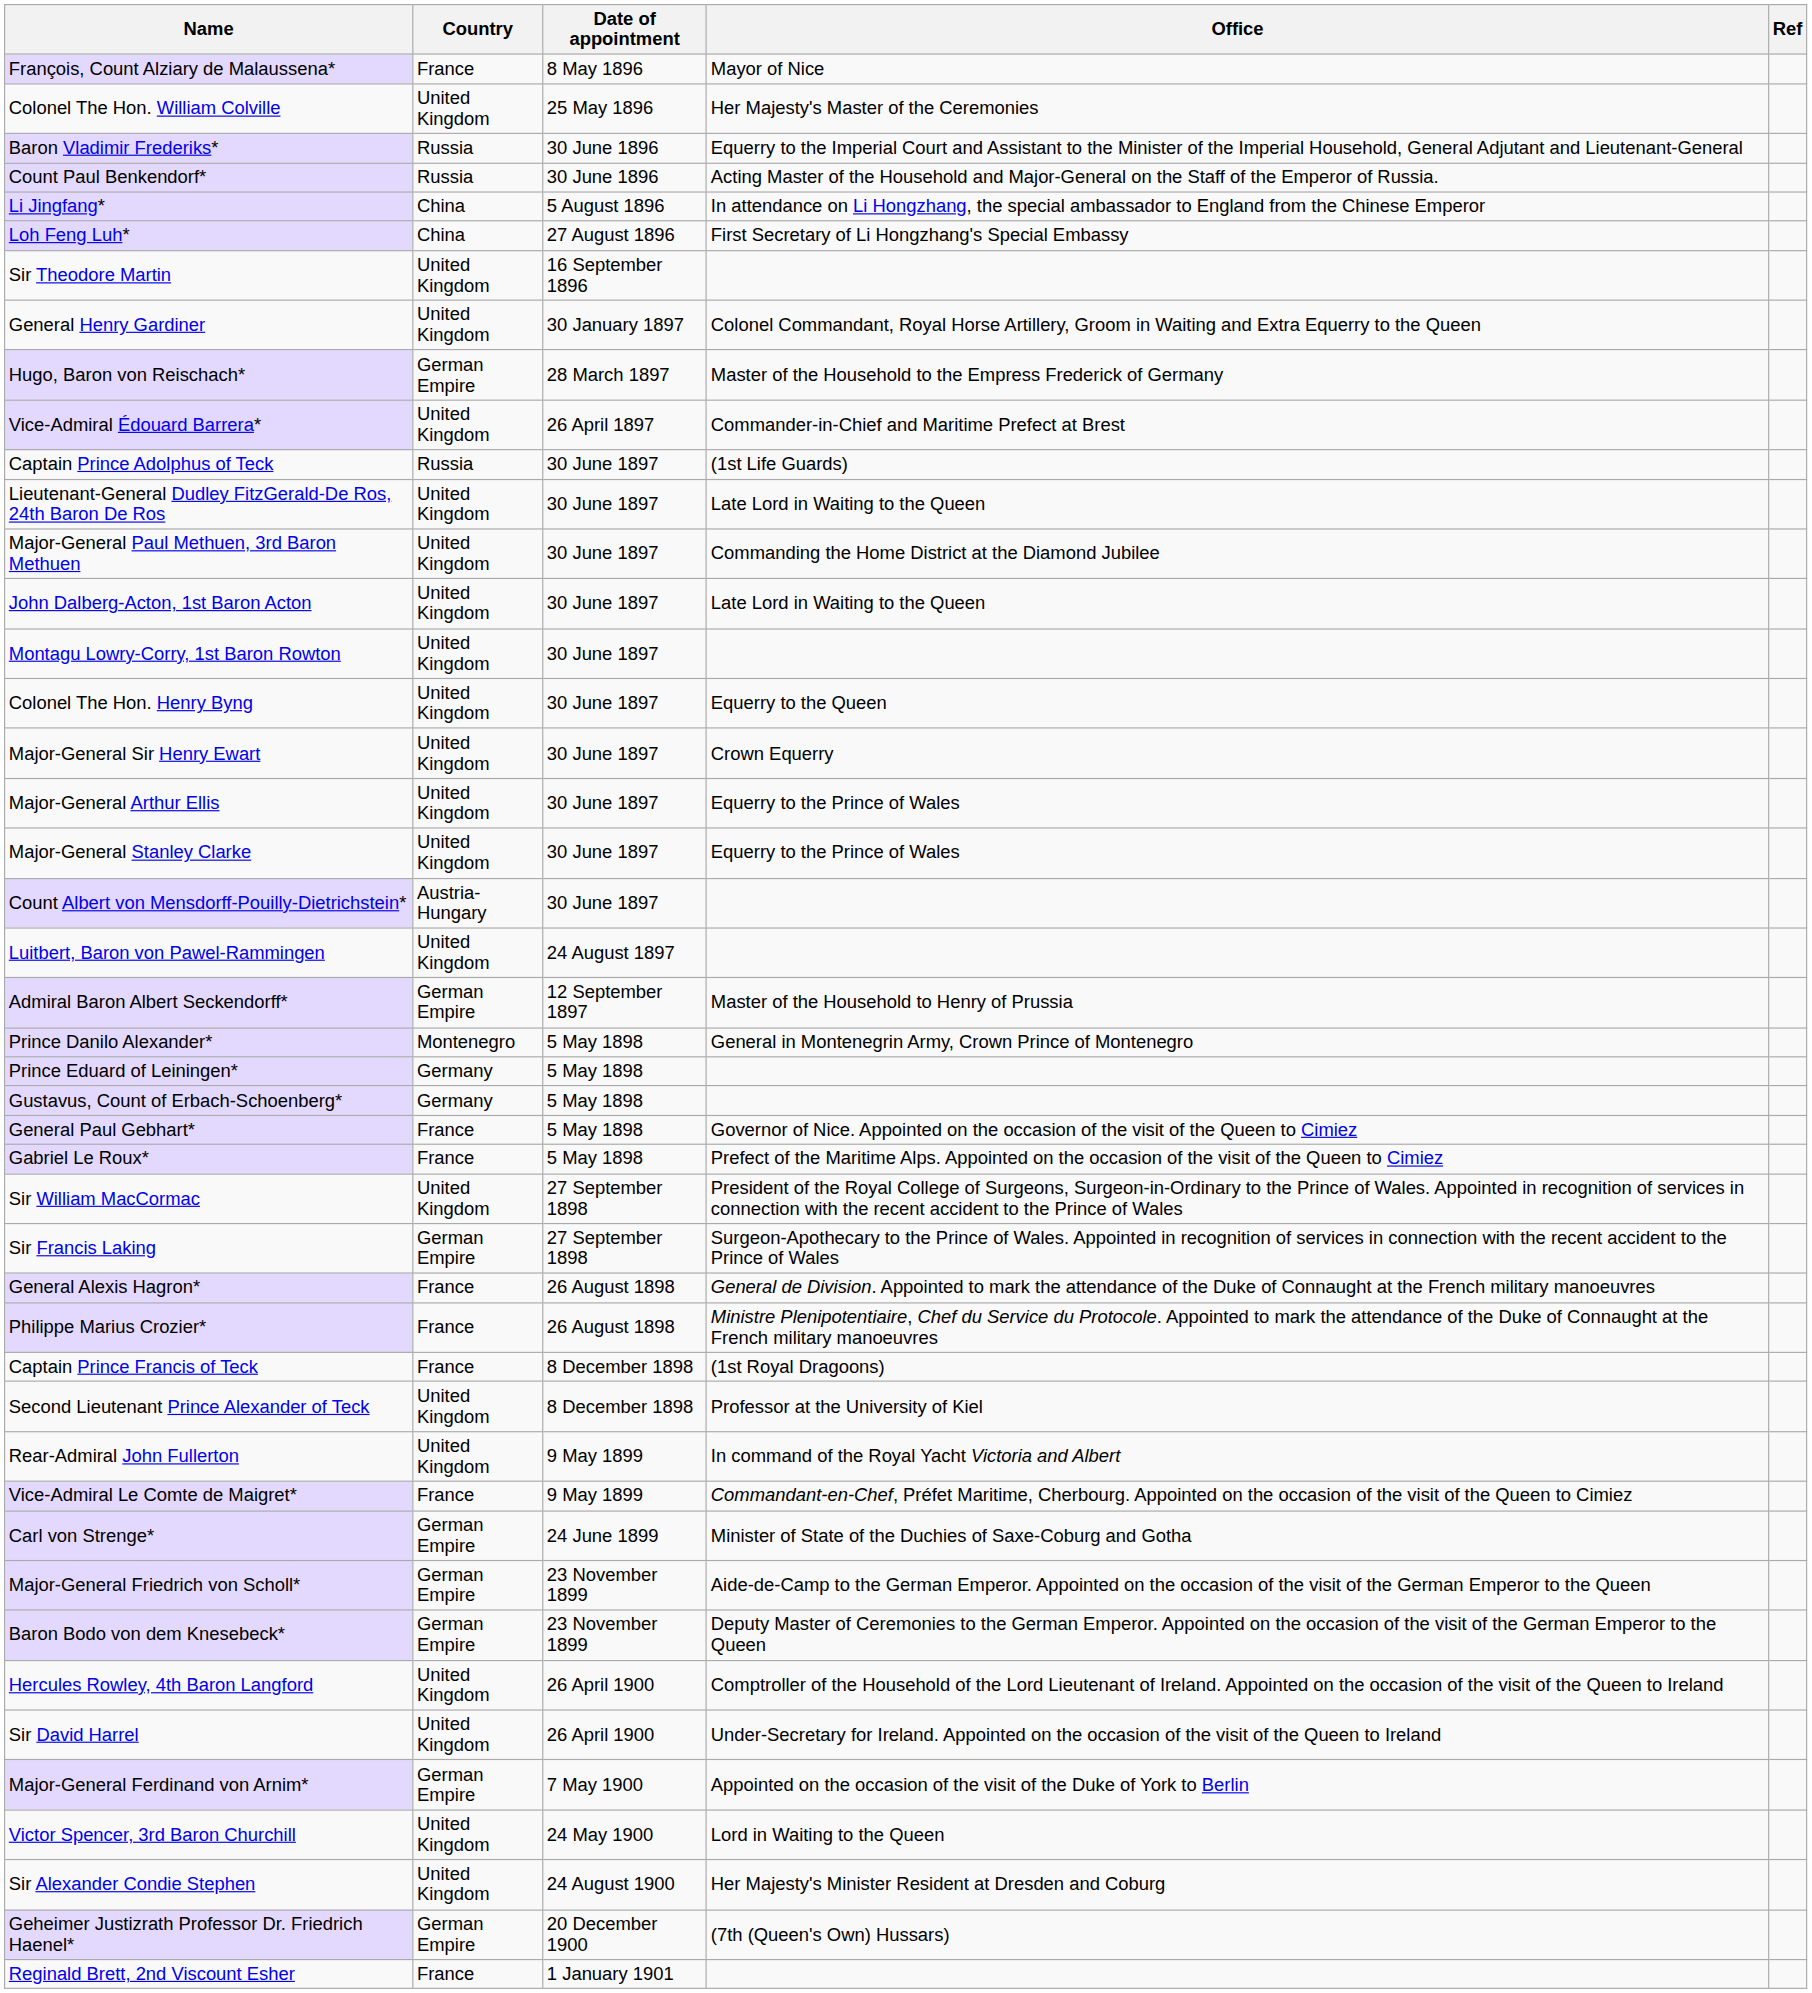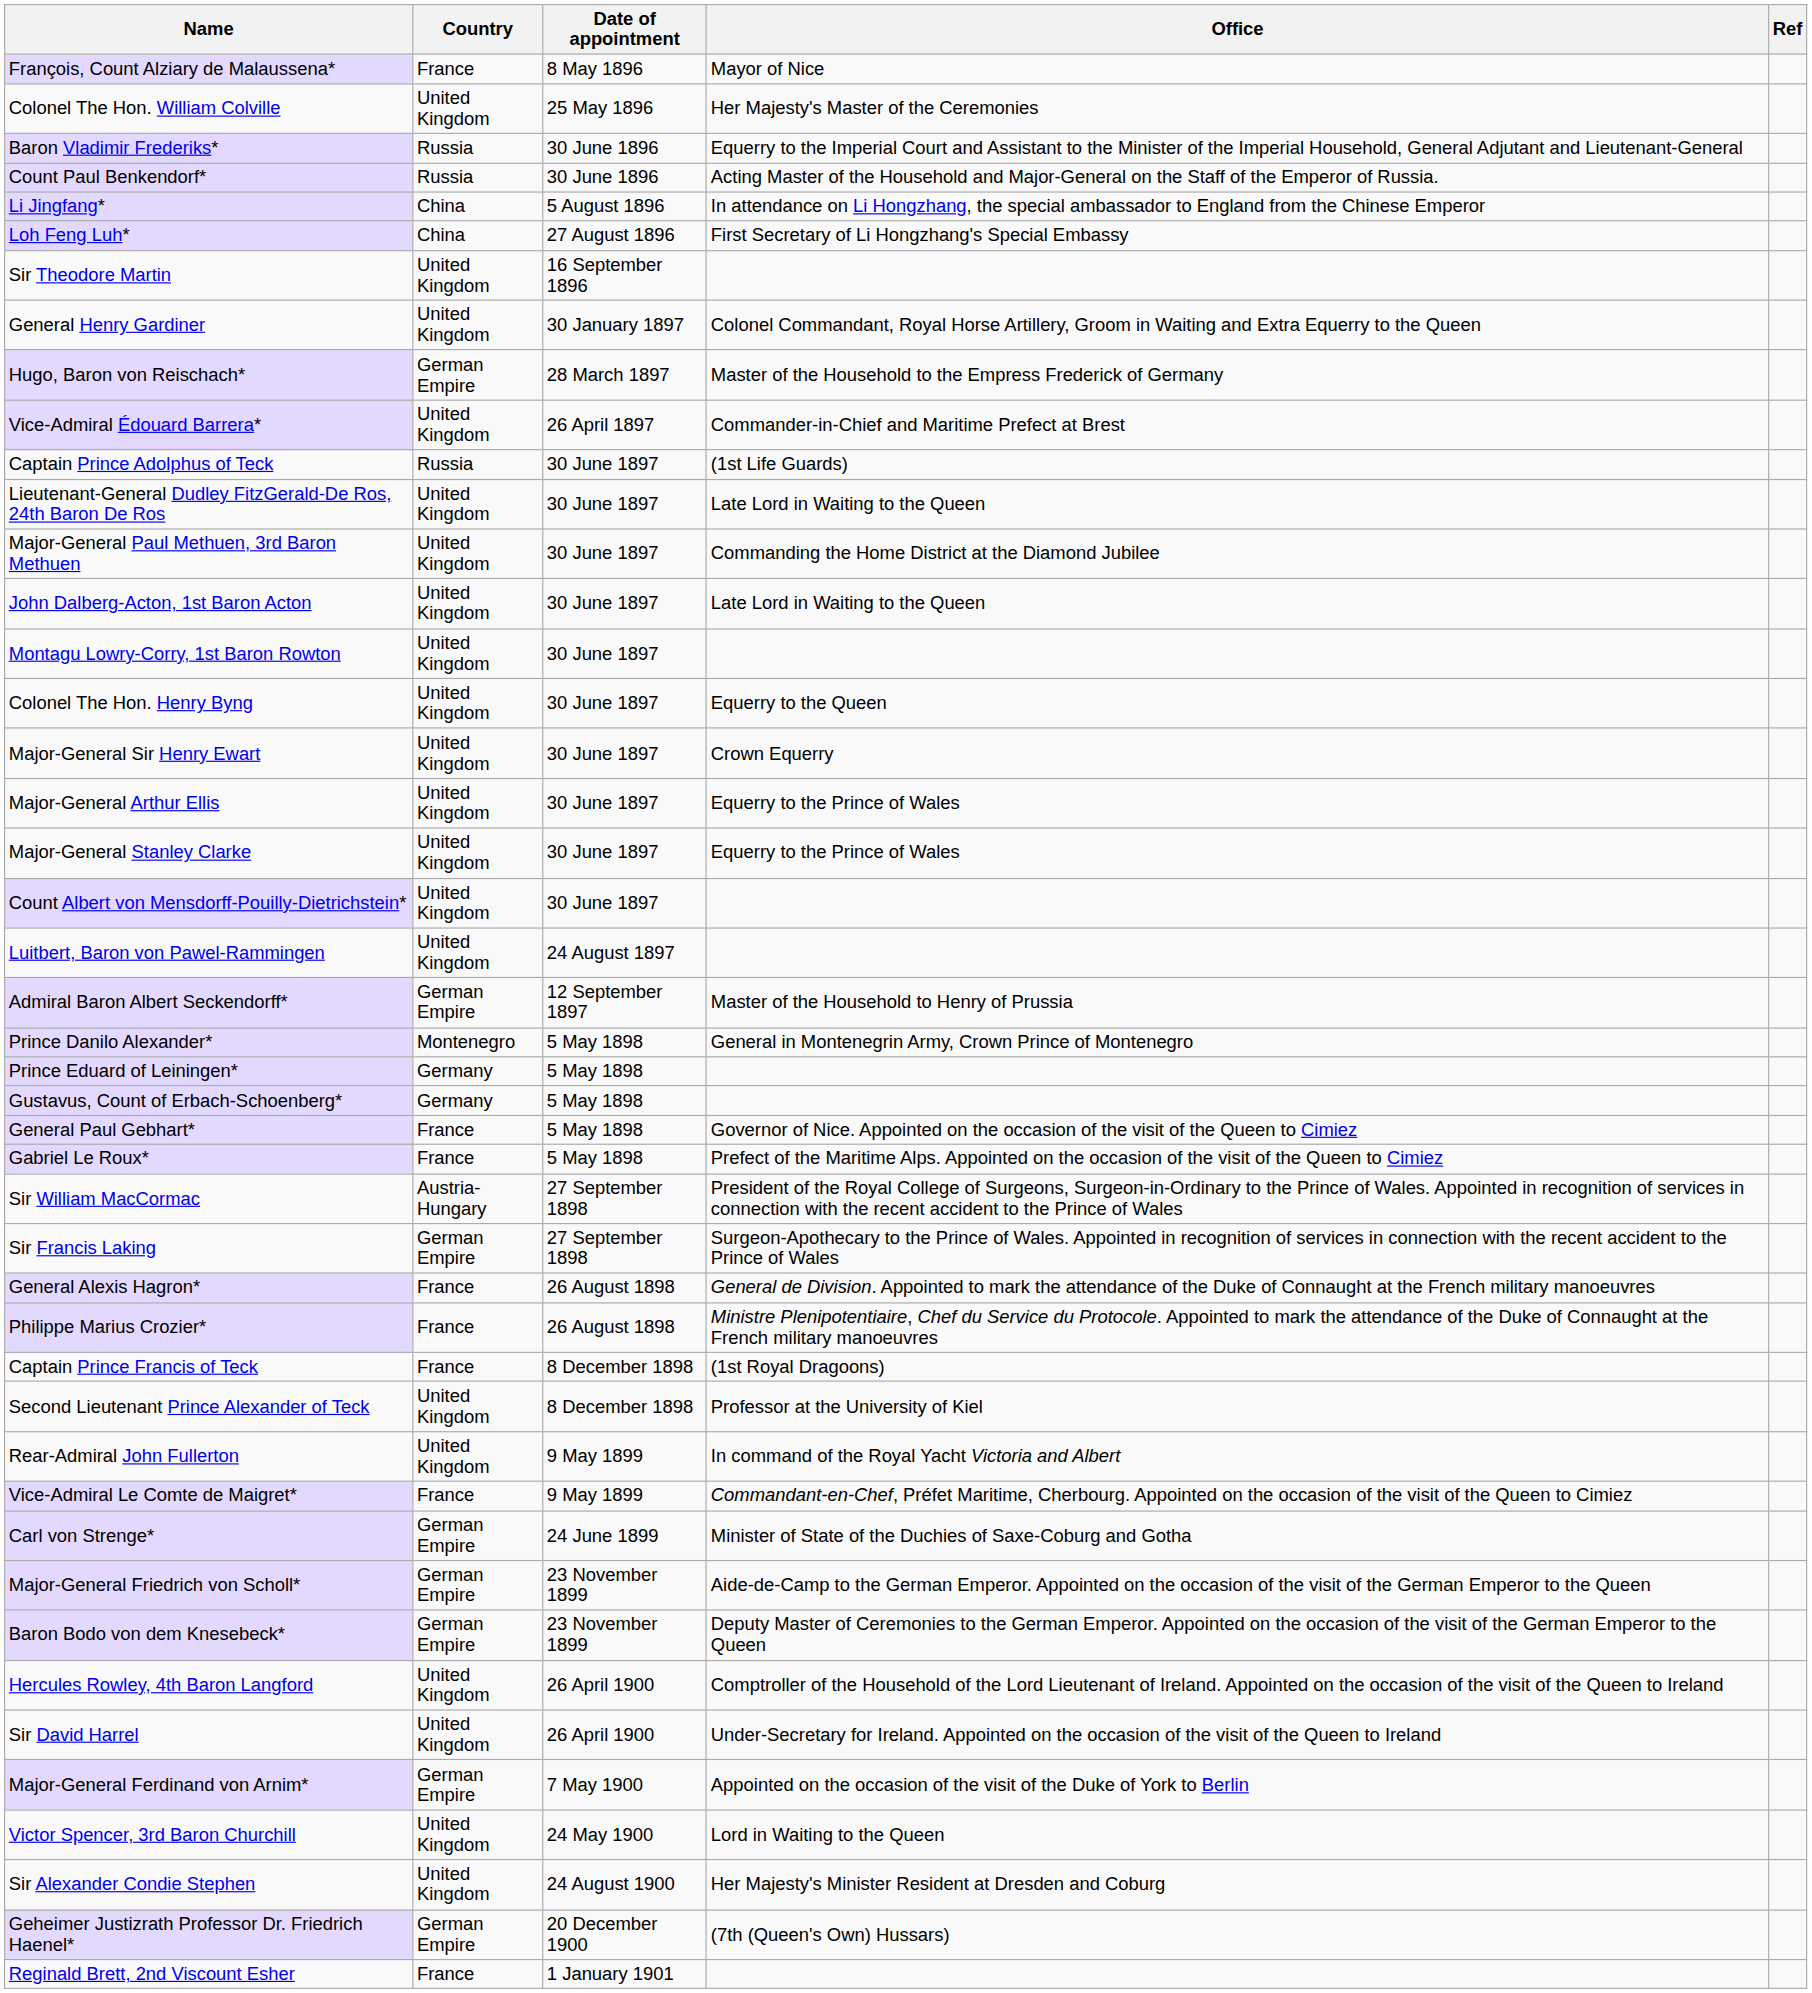(452, 902) Austria-Hungary -> (453, 902) United Kingdom
(453, 1198) United Kingdom -> (452, 1198) Austria-Hungary
